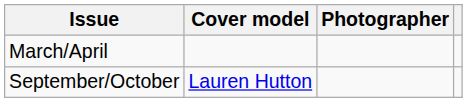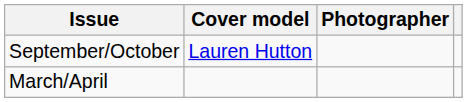rows swapped: (58, 50) <-> (94, 81)
